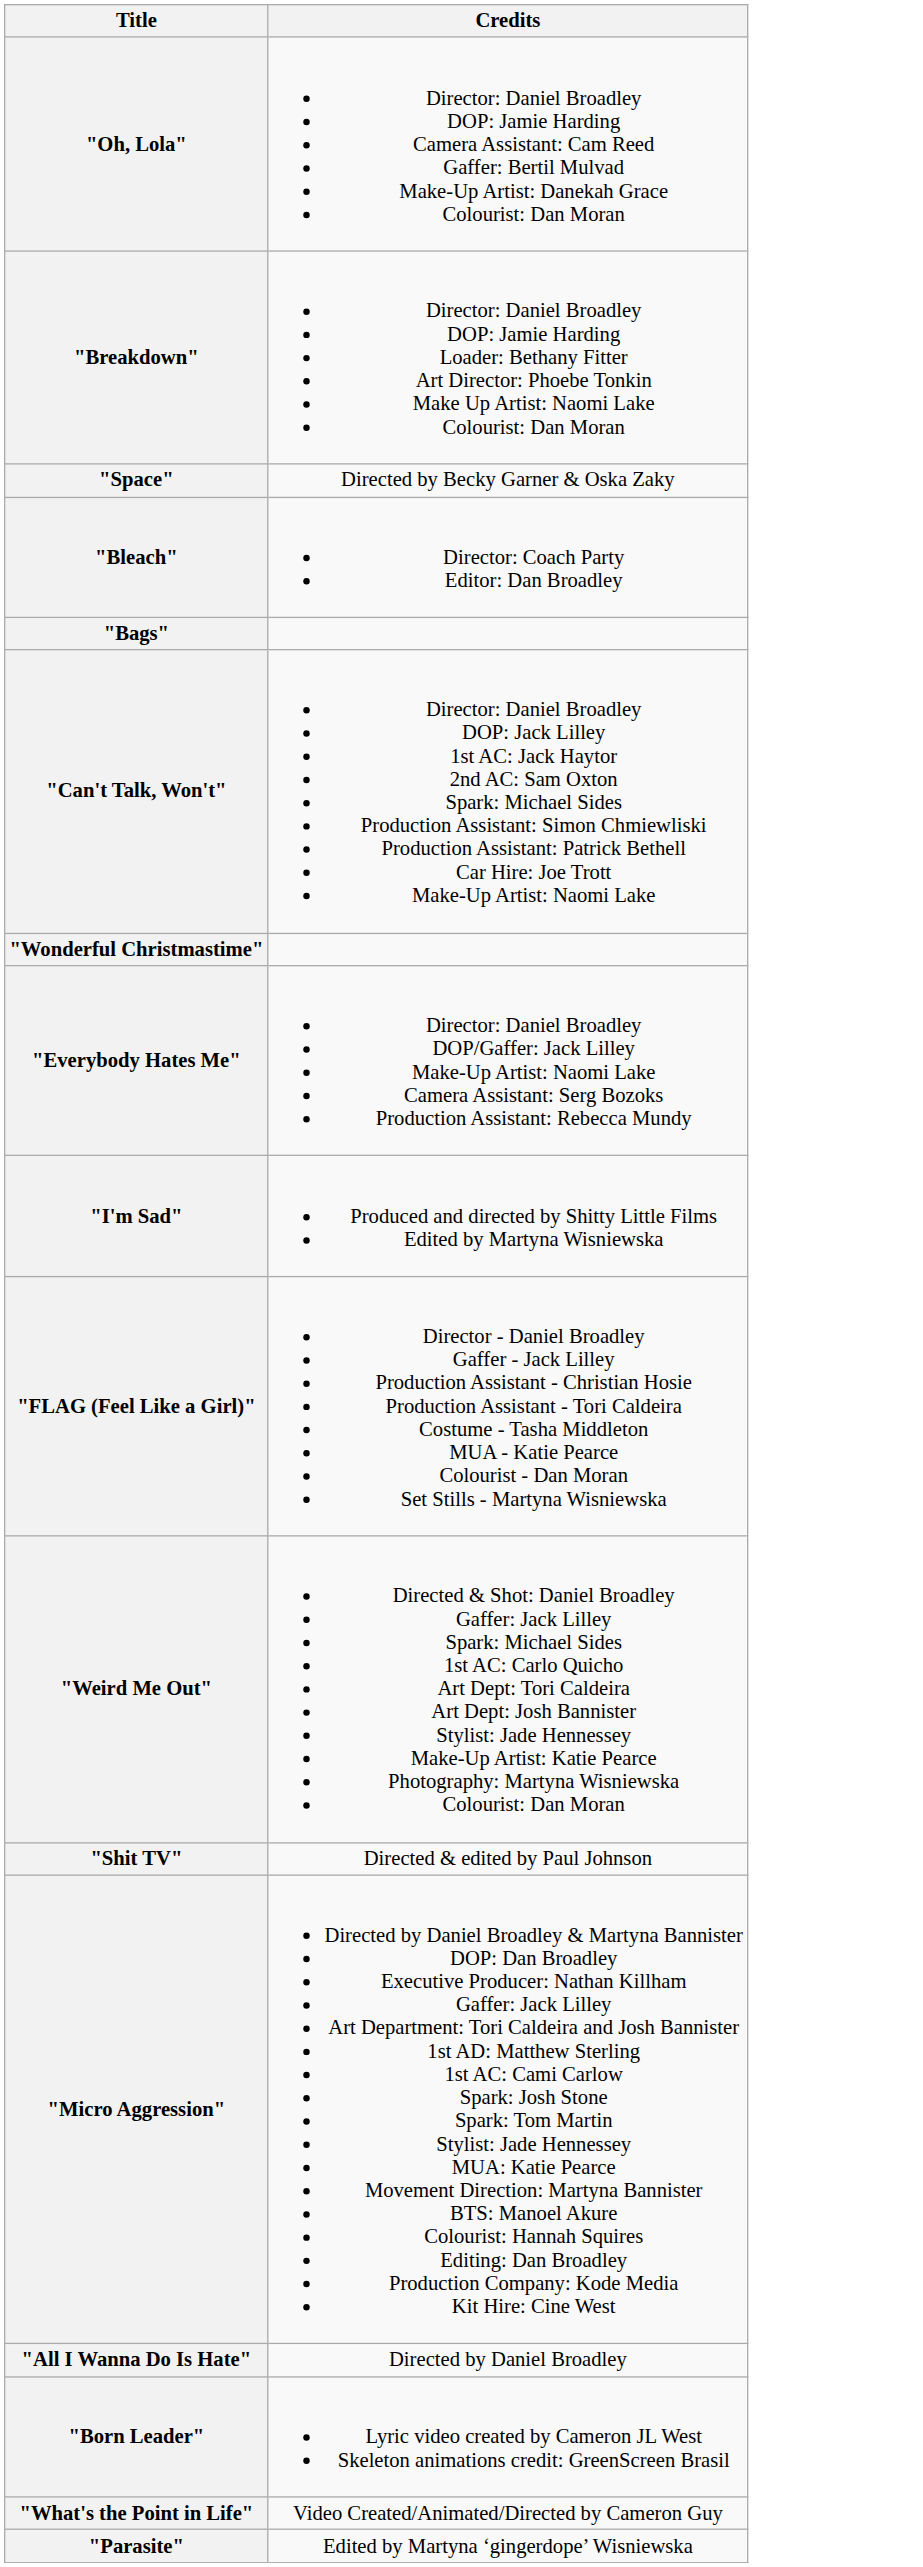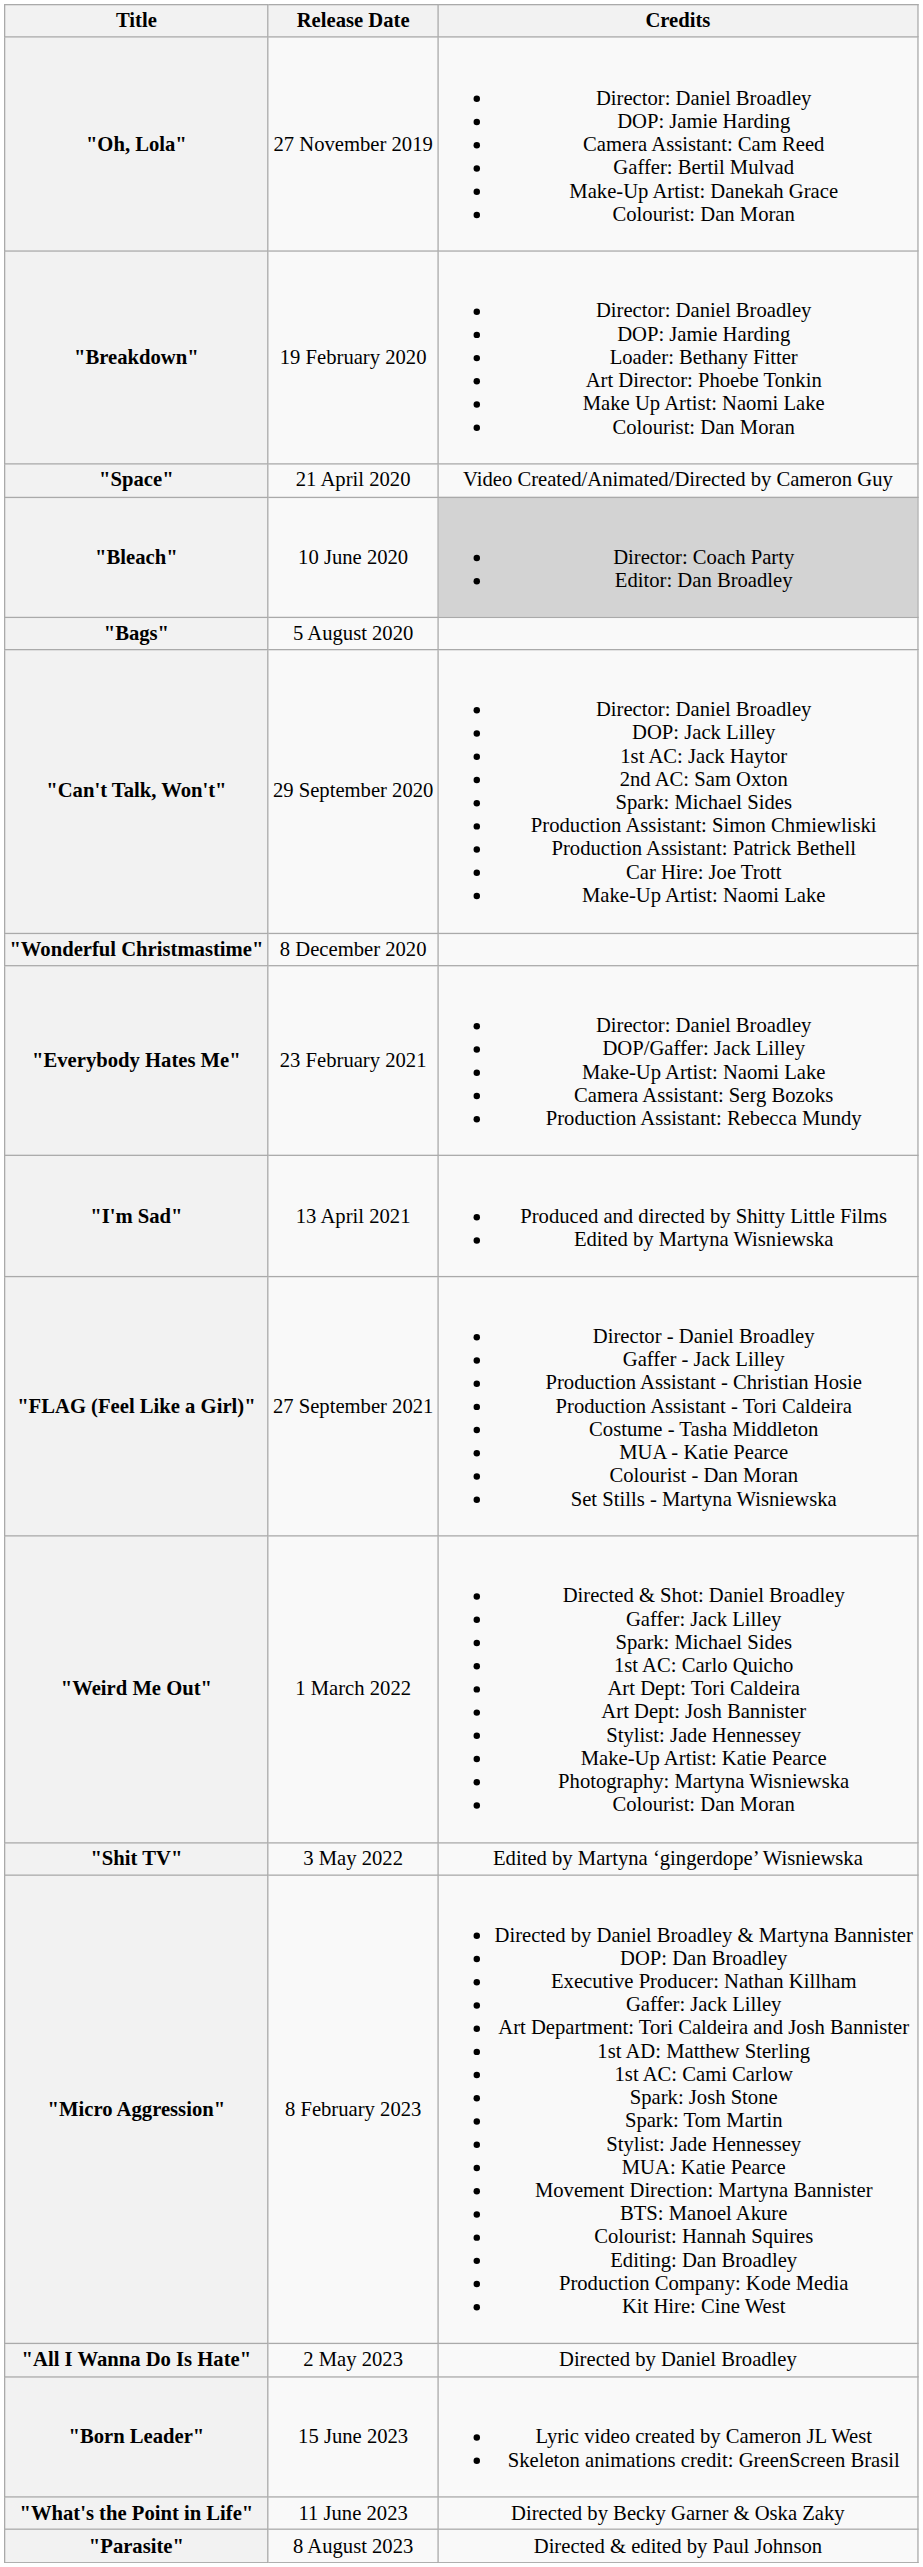+ column: (353, 20)
(508, 480) Directed by Becky Garner & Oska Zaky -> (678, 480) Video Created/Animated/Directed by Cameron Guy
(508, 569) no background -> (678, 569) lightgrey background
(508, 1858) Directed & edited by Paul Johnson -> (678, 1858) Edited by Martyna ‘gingerdope’ Wisniewska
(508, 2513) Video Created/Animated/Directed by Cameron Guy -> (678, 2513) Directed by Becky Garner & Oska Zaky
(508, 2545) Edited by Martyna ‘gingerdope’ Wisniewska -> (678, 2545) Directed & edited by Paul Johnson
